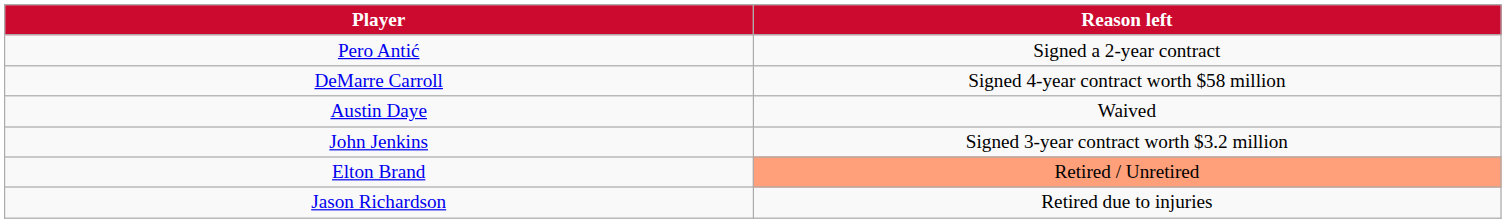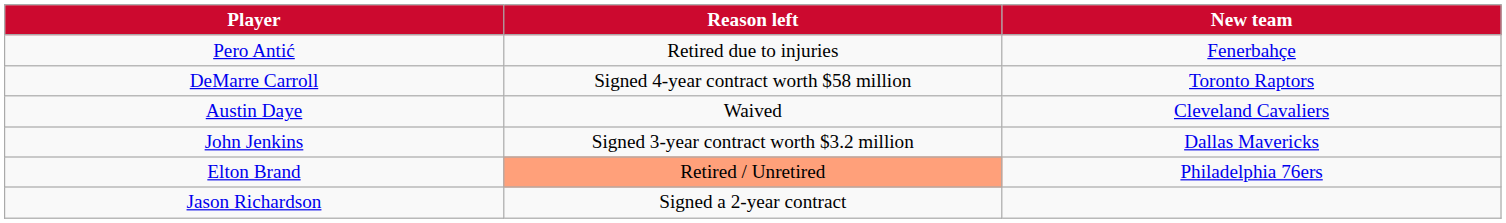+ column: (1252, 19)
(1127, 50) Signed a 2-year contract -> (753, 50) Retired due to injuries
(1127, 202) Retired due to injuries -> (753, 202) Signed a 2-year contract
